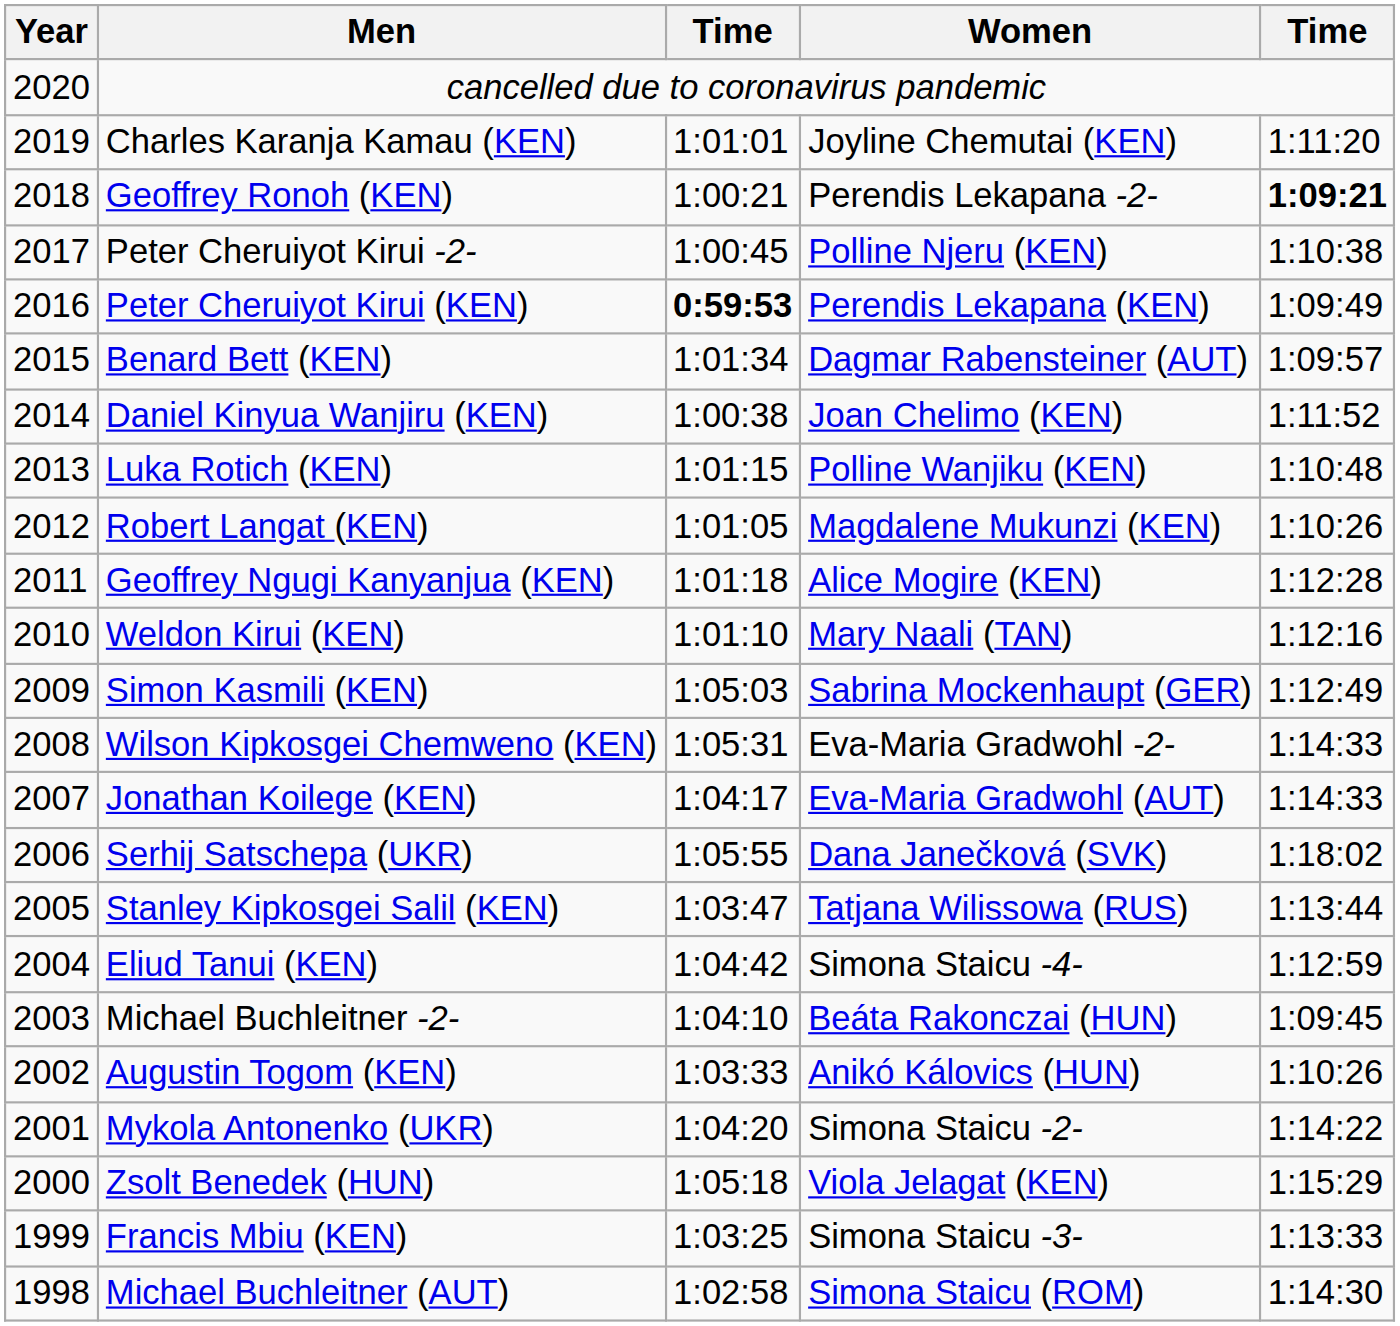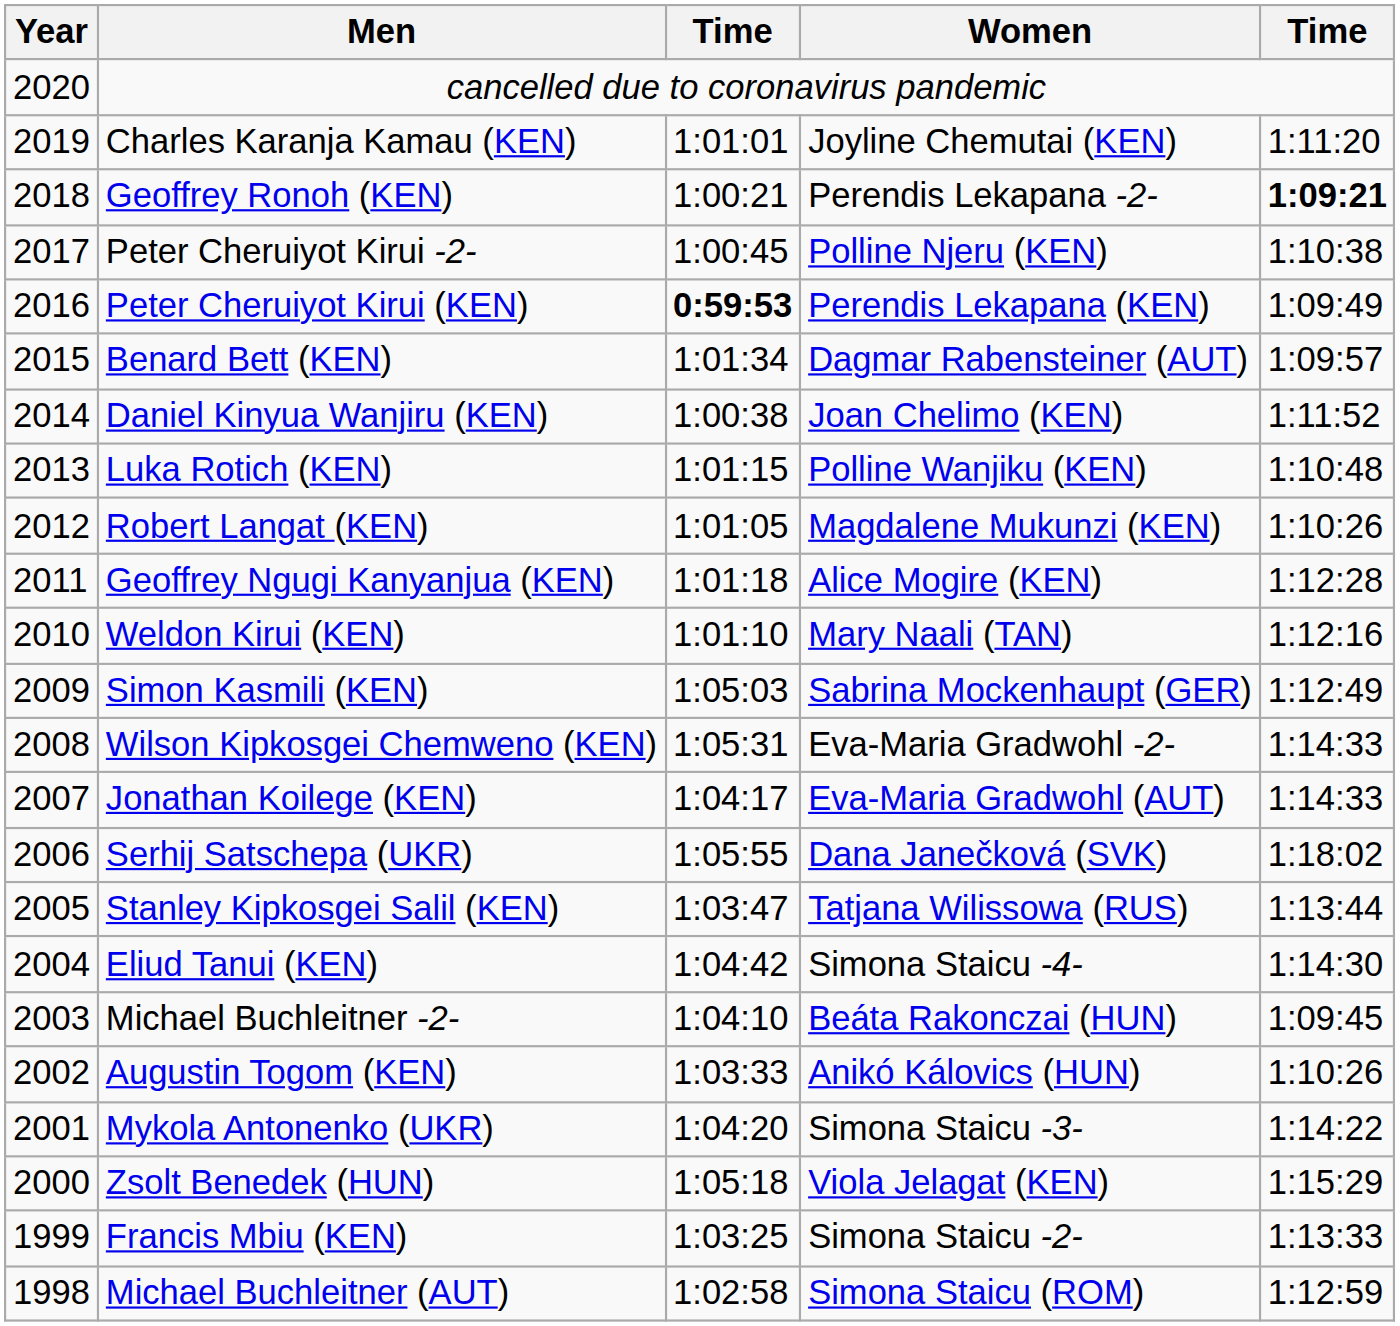(1325, 963) 1:12:59 -> (1325, 963) 1:14:30
(945, 1128) Simona Staicu -2- -> (945, 1128) Simona Staicu -3-
(945, 1237) Simona Staicu -3- -> (945, 1237) Simona Staicu -2-
(1325, 1292) 1:14:30 -> (1325, 1292) 1:12:59
